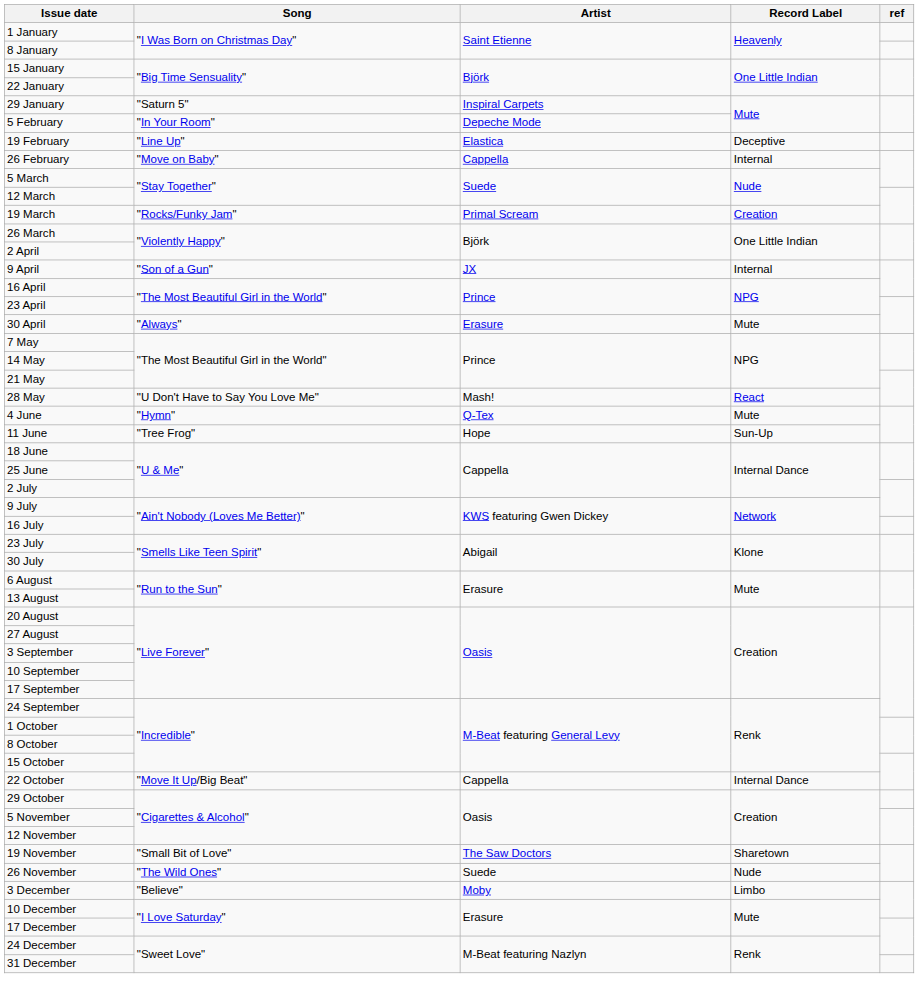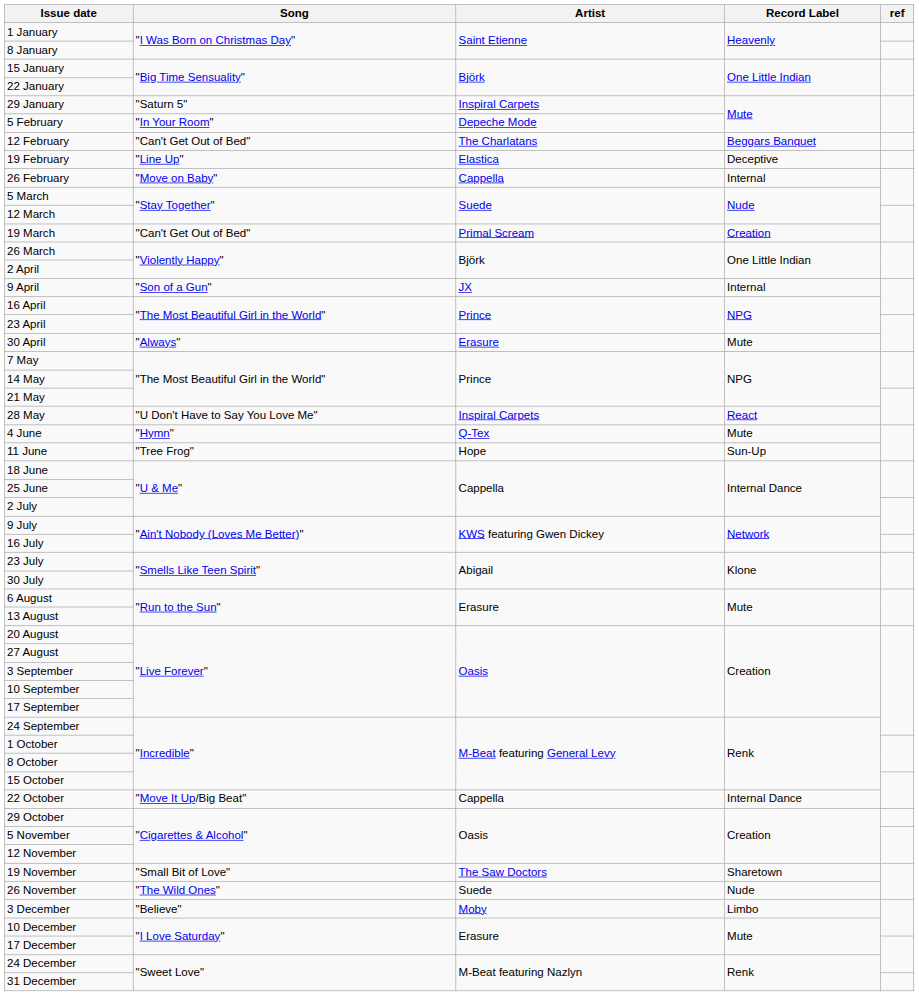+ row: (38, 141)
(187, 214) "Rocks/Funky Jam" -> (193, 232) "Can't Get Out of Bed"
(479, 397) Mash! -> (499, 415) Inspiral Carpets
